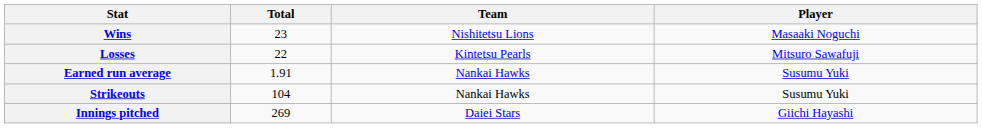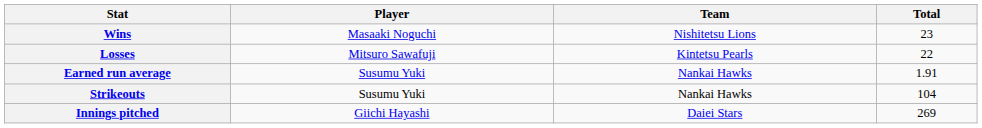columns swapped: (816, 14) <-> (281, 14)
